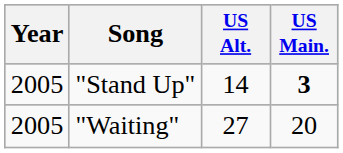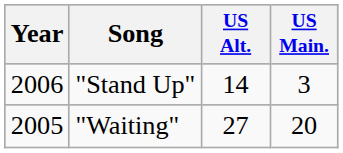(37, 83) 2005 -> (37, 83) 2006
(304, 83) bold -> (304, 83) normal
